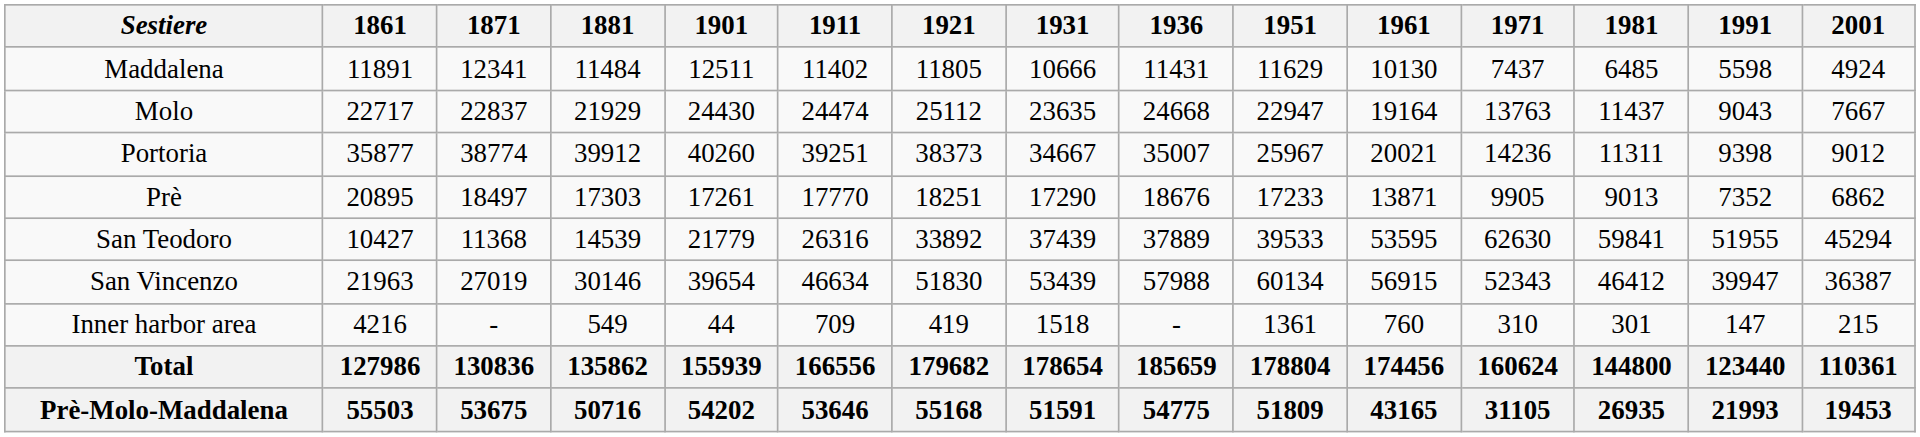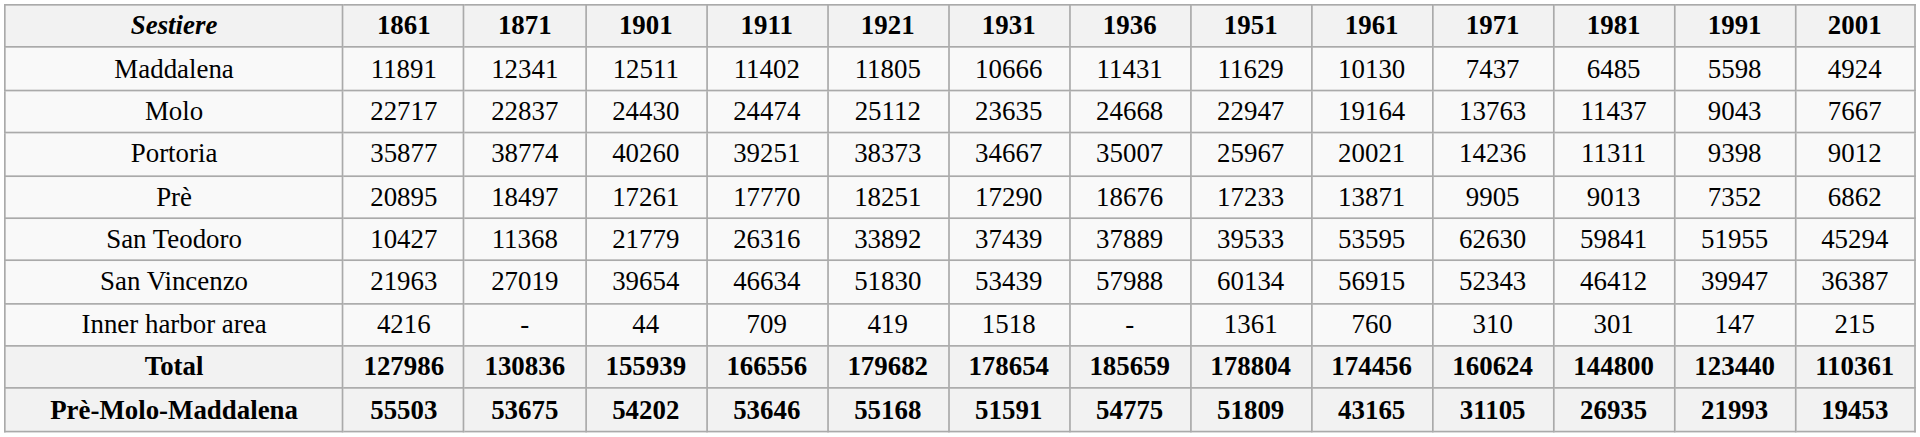- column: (608, 25)
